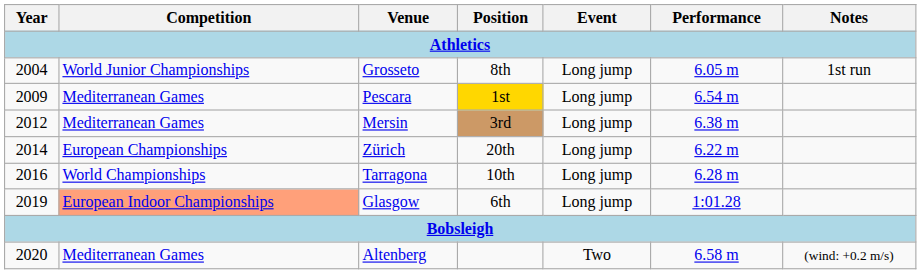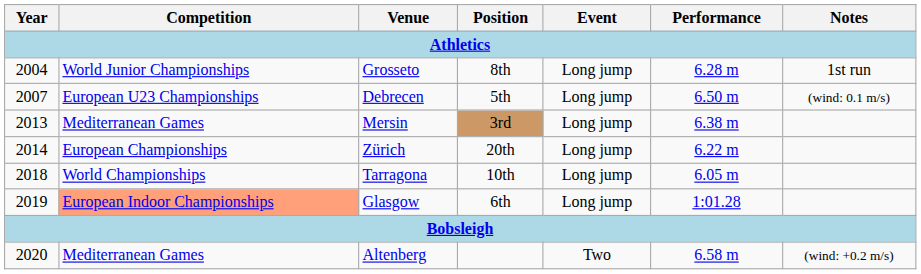(717, 70) 6.05 m -> (717, 70) 6.28 m
+ row: (393, 97)
- row: (387, 97)
(32, 123) 2012 -> (32, 123) 2013
(32, 176) 2016 -> (32, 176) 2018
(717, 176) 6.28 m -> (717, 176) 6.05 m
